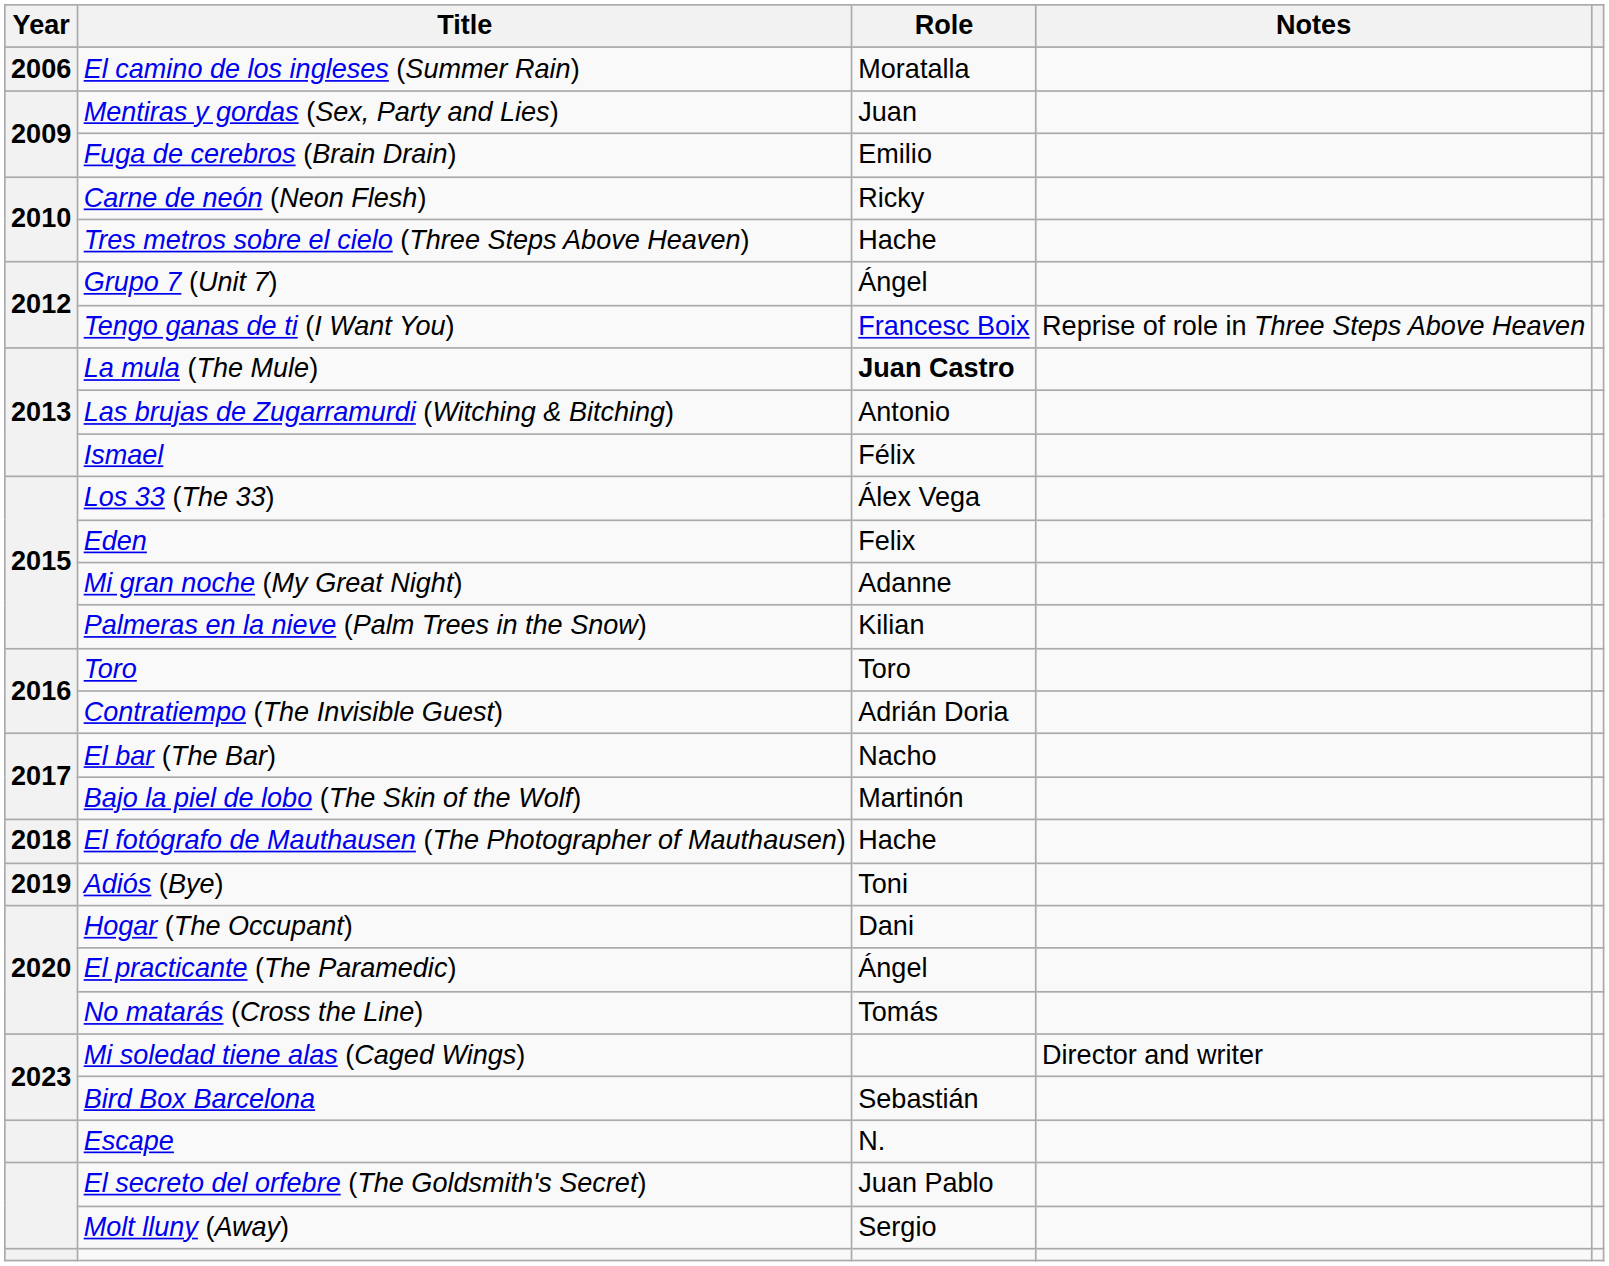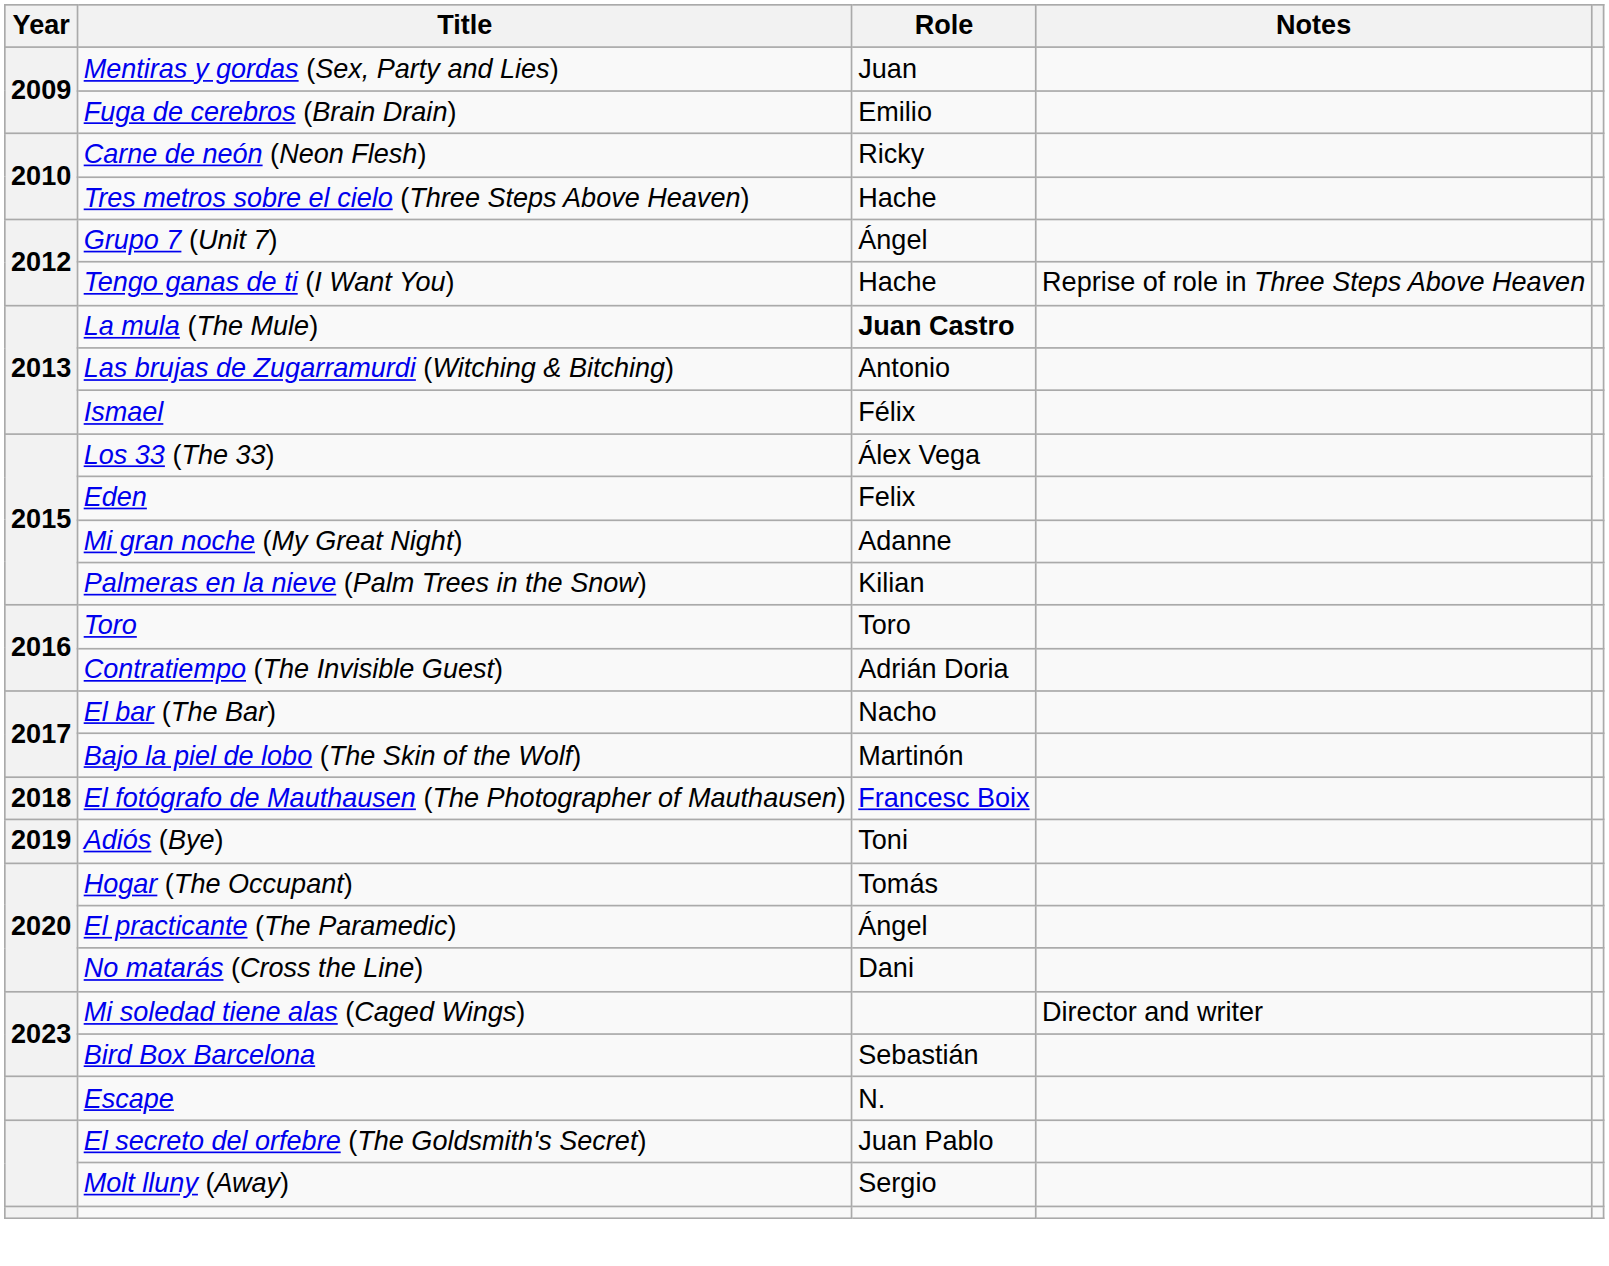- row: (332, 68)
(944, 326) Francesc Boix -> (897, 283) Hache
(897, 840) Hache -> (944, 797) Francesc Boix
(886, 926) Dani -> (898, 883) Tomás
(898, 1012) Tomás -> (886, 969) Dani
